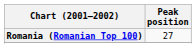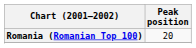(168, 36) 27 -> (168, 36) 20
